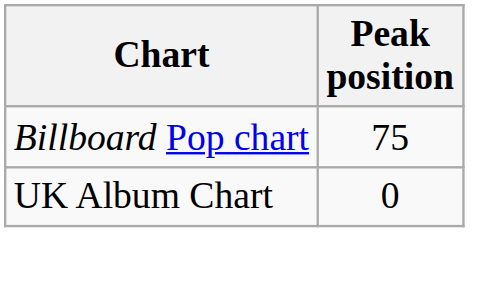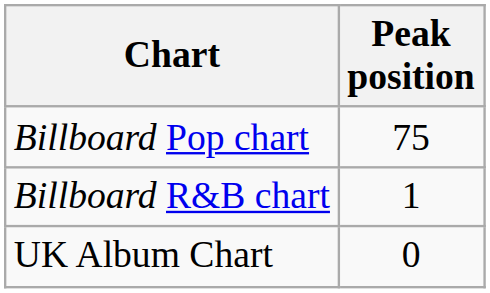+ row: (172, 195)
